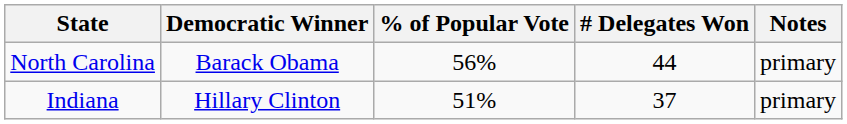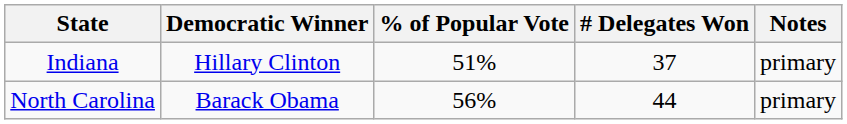rows swapped: (83, 99) <-> (83, 61)
